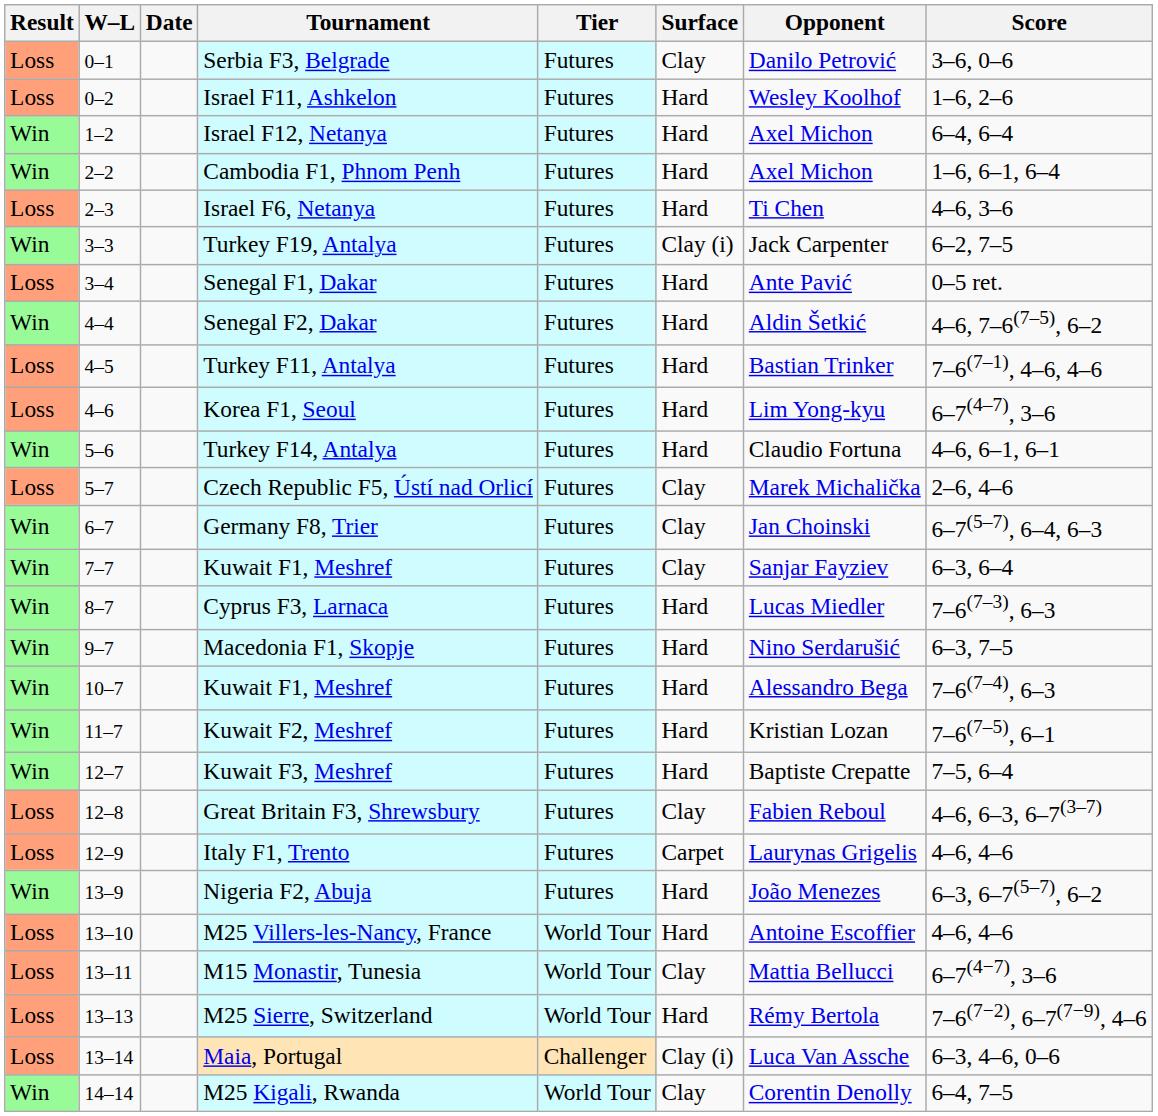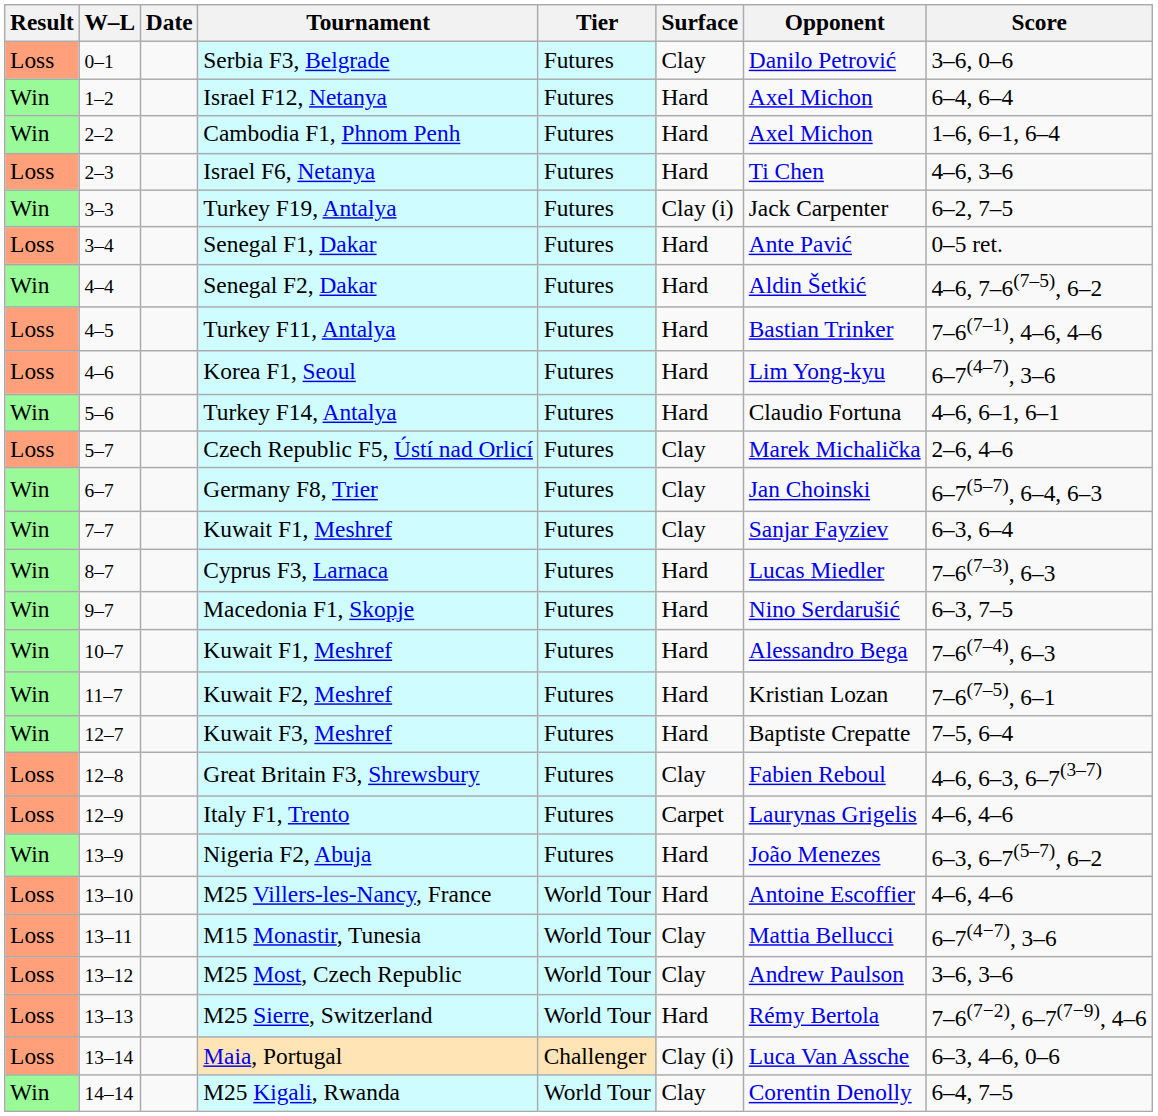- row: (99, 98)
+ row: (109, 976)
